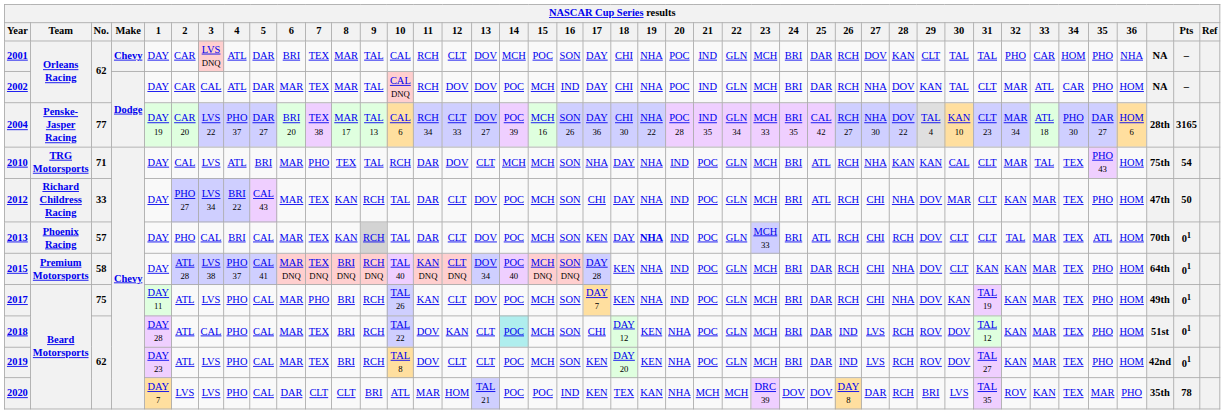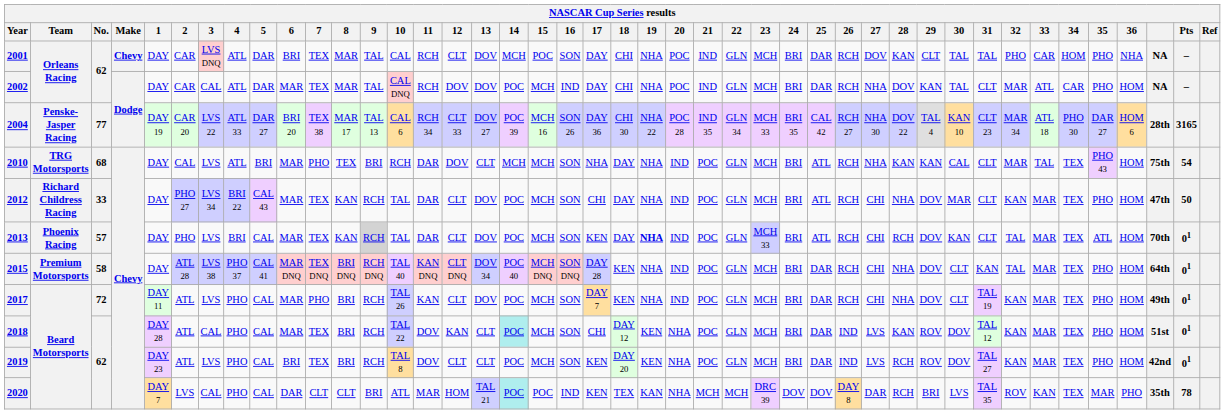(237, 124) PHO 37 -> (237, 124) ATL 33
(101, 162) 71 -> (101, 162) 68
(374, 162) TAL -> (374, 162) BRI
(211, 237) CAL -> (211, 237) LVS
(959, 237) CLT -> (959, 237) KAN
(1016, 269) KAN -> (1016, 269) TAL
(101, 300) 75 -> (101, 300) 72
(959, 300) KAN -> (959, 300) CLT
(903, 331) RCH -> (903, 331) KAN
(291, 362) MAR -> (291, 362) BRI
(211, 393) LVS -> (211, 393) CAL
(514, 393) no background -> (514, 393) paleturquoise background
